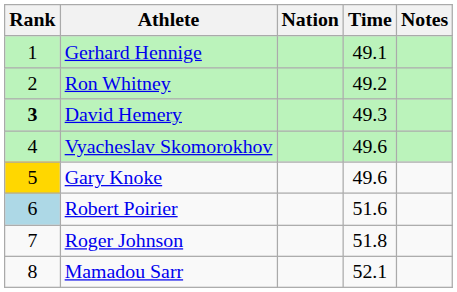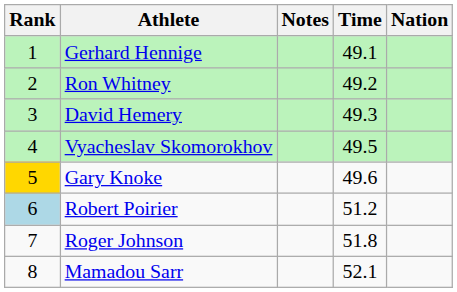columns swapped: (310, 20) <-> (425, 20)
(32, 114) bold -> (32, 114) normal
(370, 146) 49.6 -> (360, 146) 49.5
(370, 209) 51.6 -> (360, 209) 51.2
